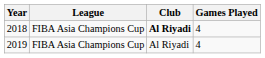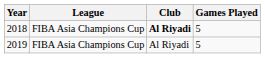(198, 28) 4 -> (198, 28) 5
(198, 45) 4 -> (198, 45) 5
